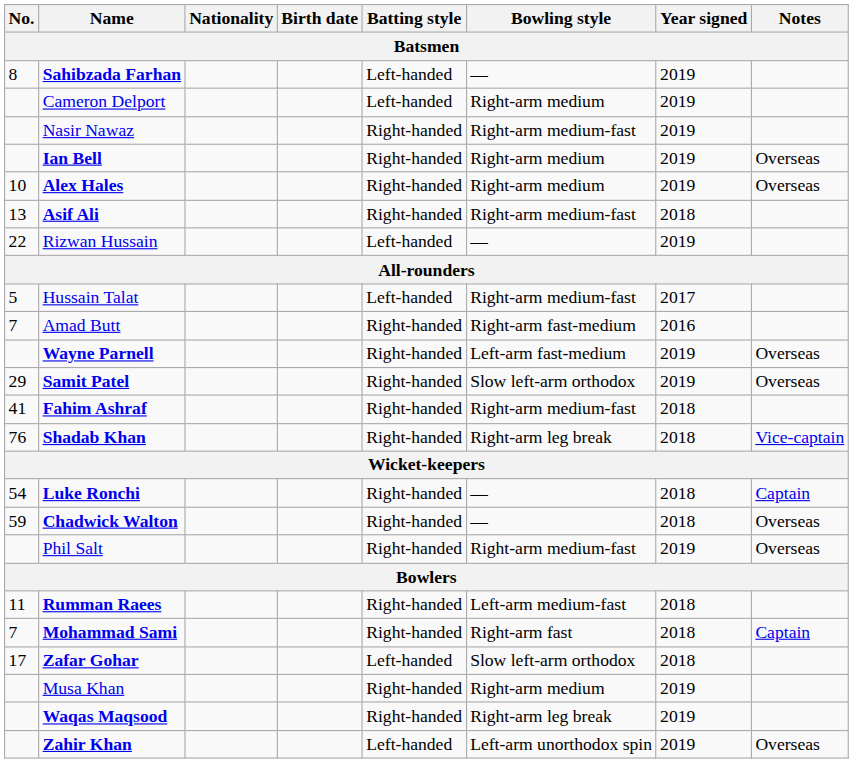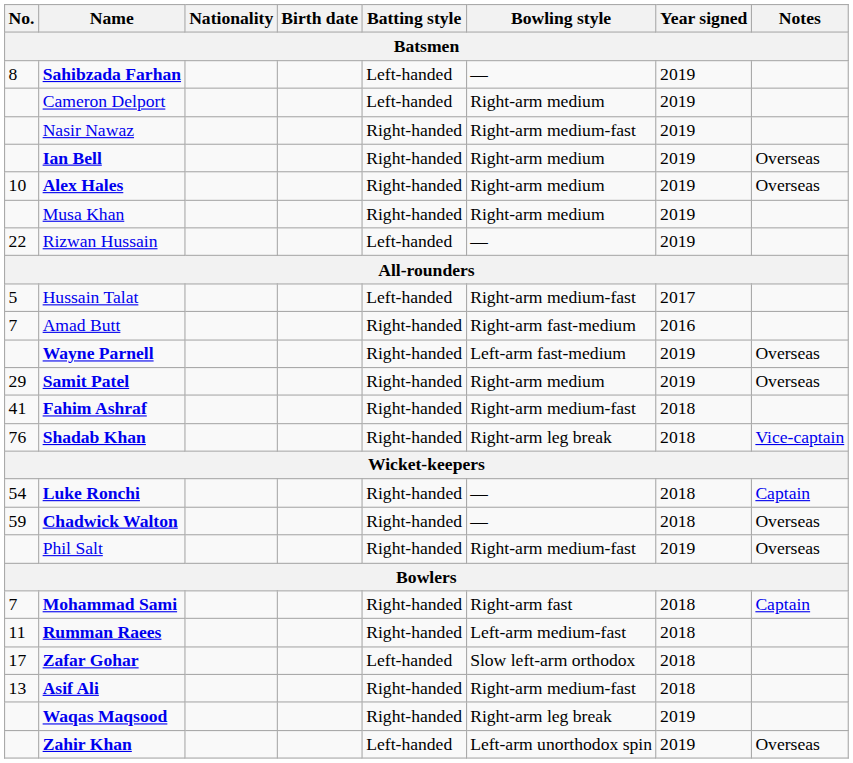rows swapped: (71, 213) <-> (83, 688)
(553, 381) Slow left-arm orthodox -> (537, 381) Right-arm medium
rows swapped: (110, 632) <-> (102, 604)
